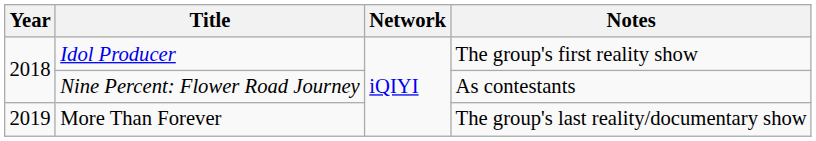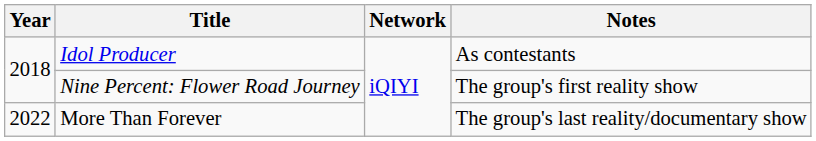(577, 53) The group's first reality show -> (516, 53) As contestants
(516, 86) As contestants -> (577, 86) The group's first reality show
(30, 119) 2019 -> (30, 119) 2022
